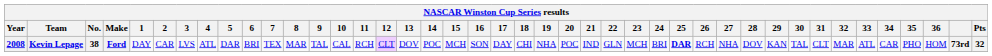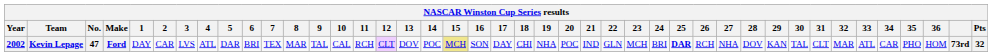(16, 43) 2008 -> (16, 43) 2002
(94, 43) 38 -> (94, 43) 47
(456, 43) no background -> (456, 43) khaki background
